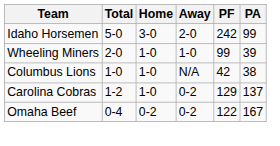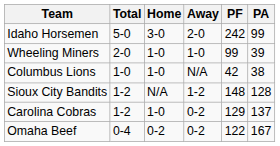+ row: (57, 92)
